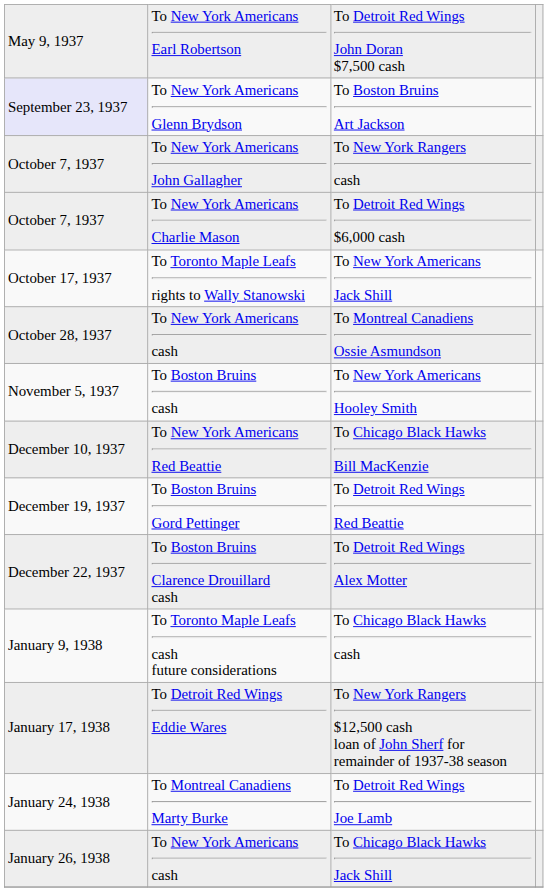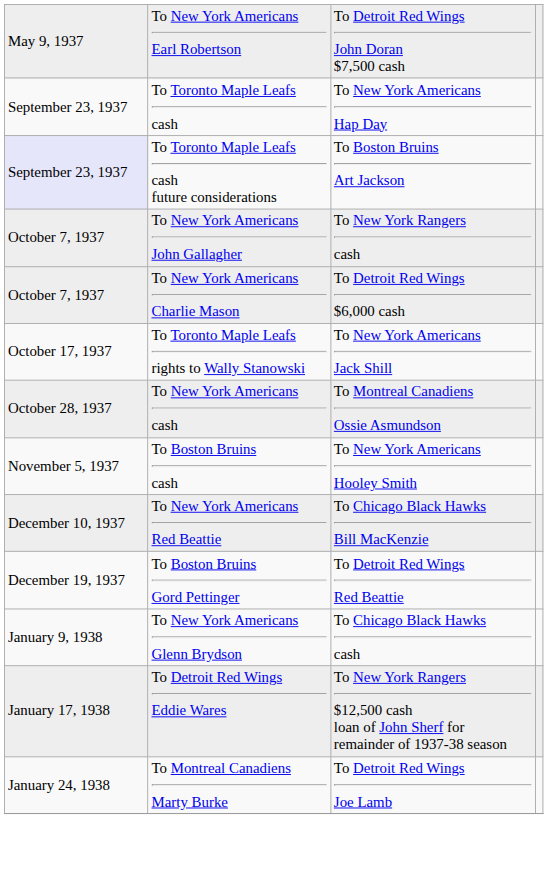+ row: (433, 106)
(239, 106) To New York Americans Glenn Brydson -> (239, 172) To Toronto Maple Leafs cash future considerations
- row: (433, 563)
(239, 645) To Toronto Maple Leafs cash future considerations -> (239, 637) To New York Americans Glenn Brydson
- row: (433, 858)
